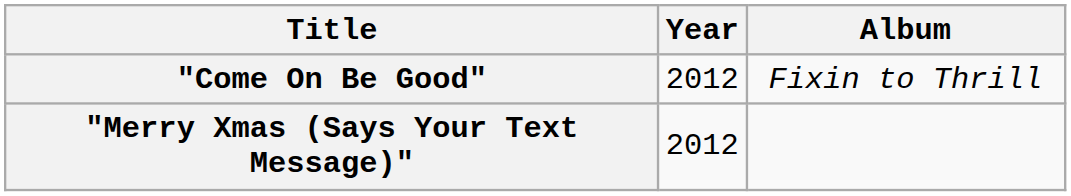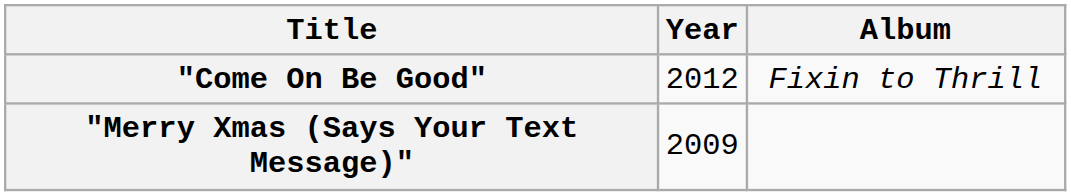(702, 147) 2012 -> (702, 147) 2009
